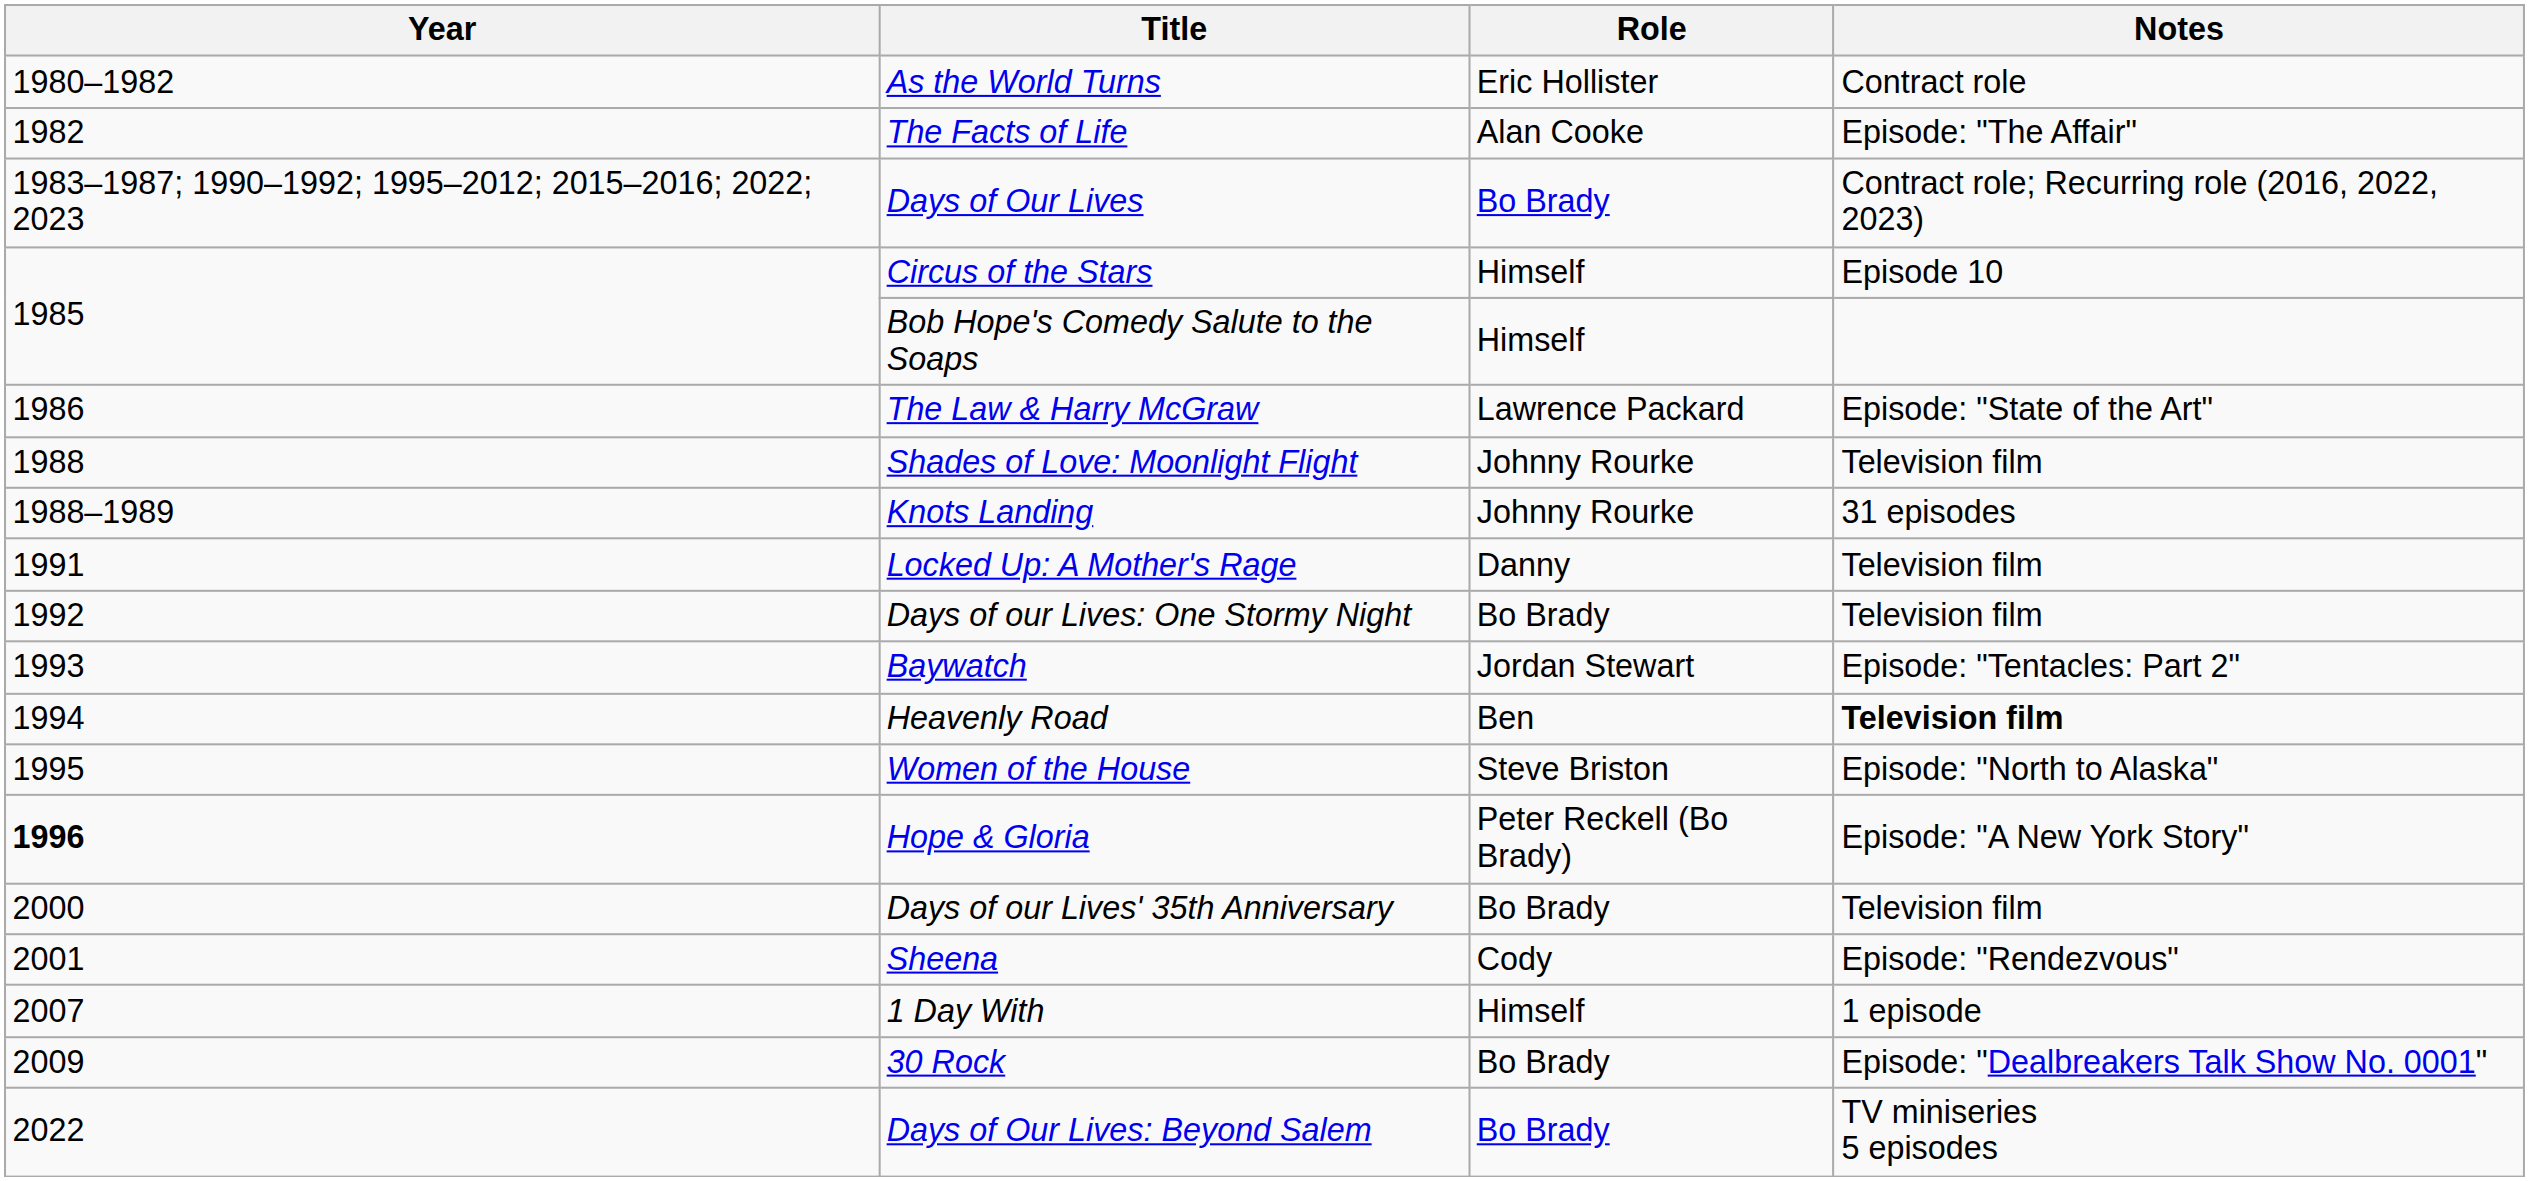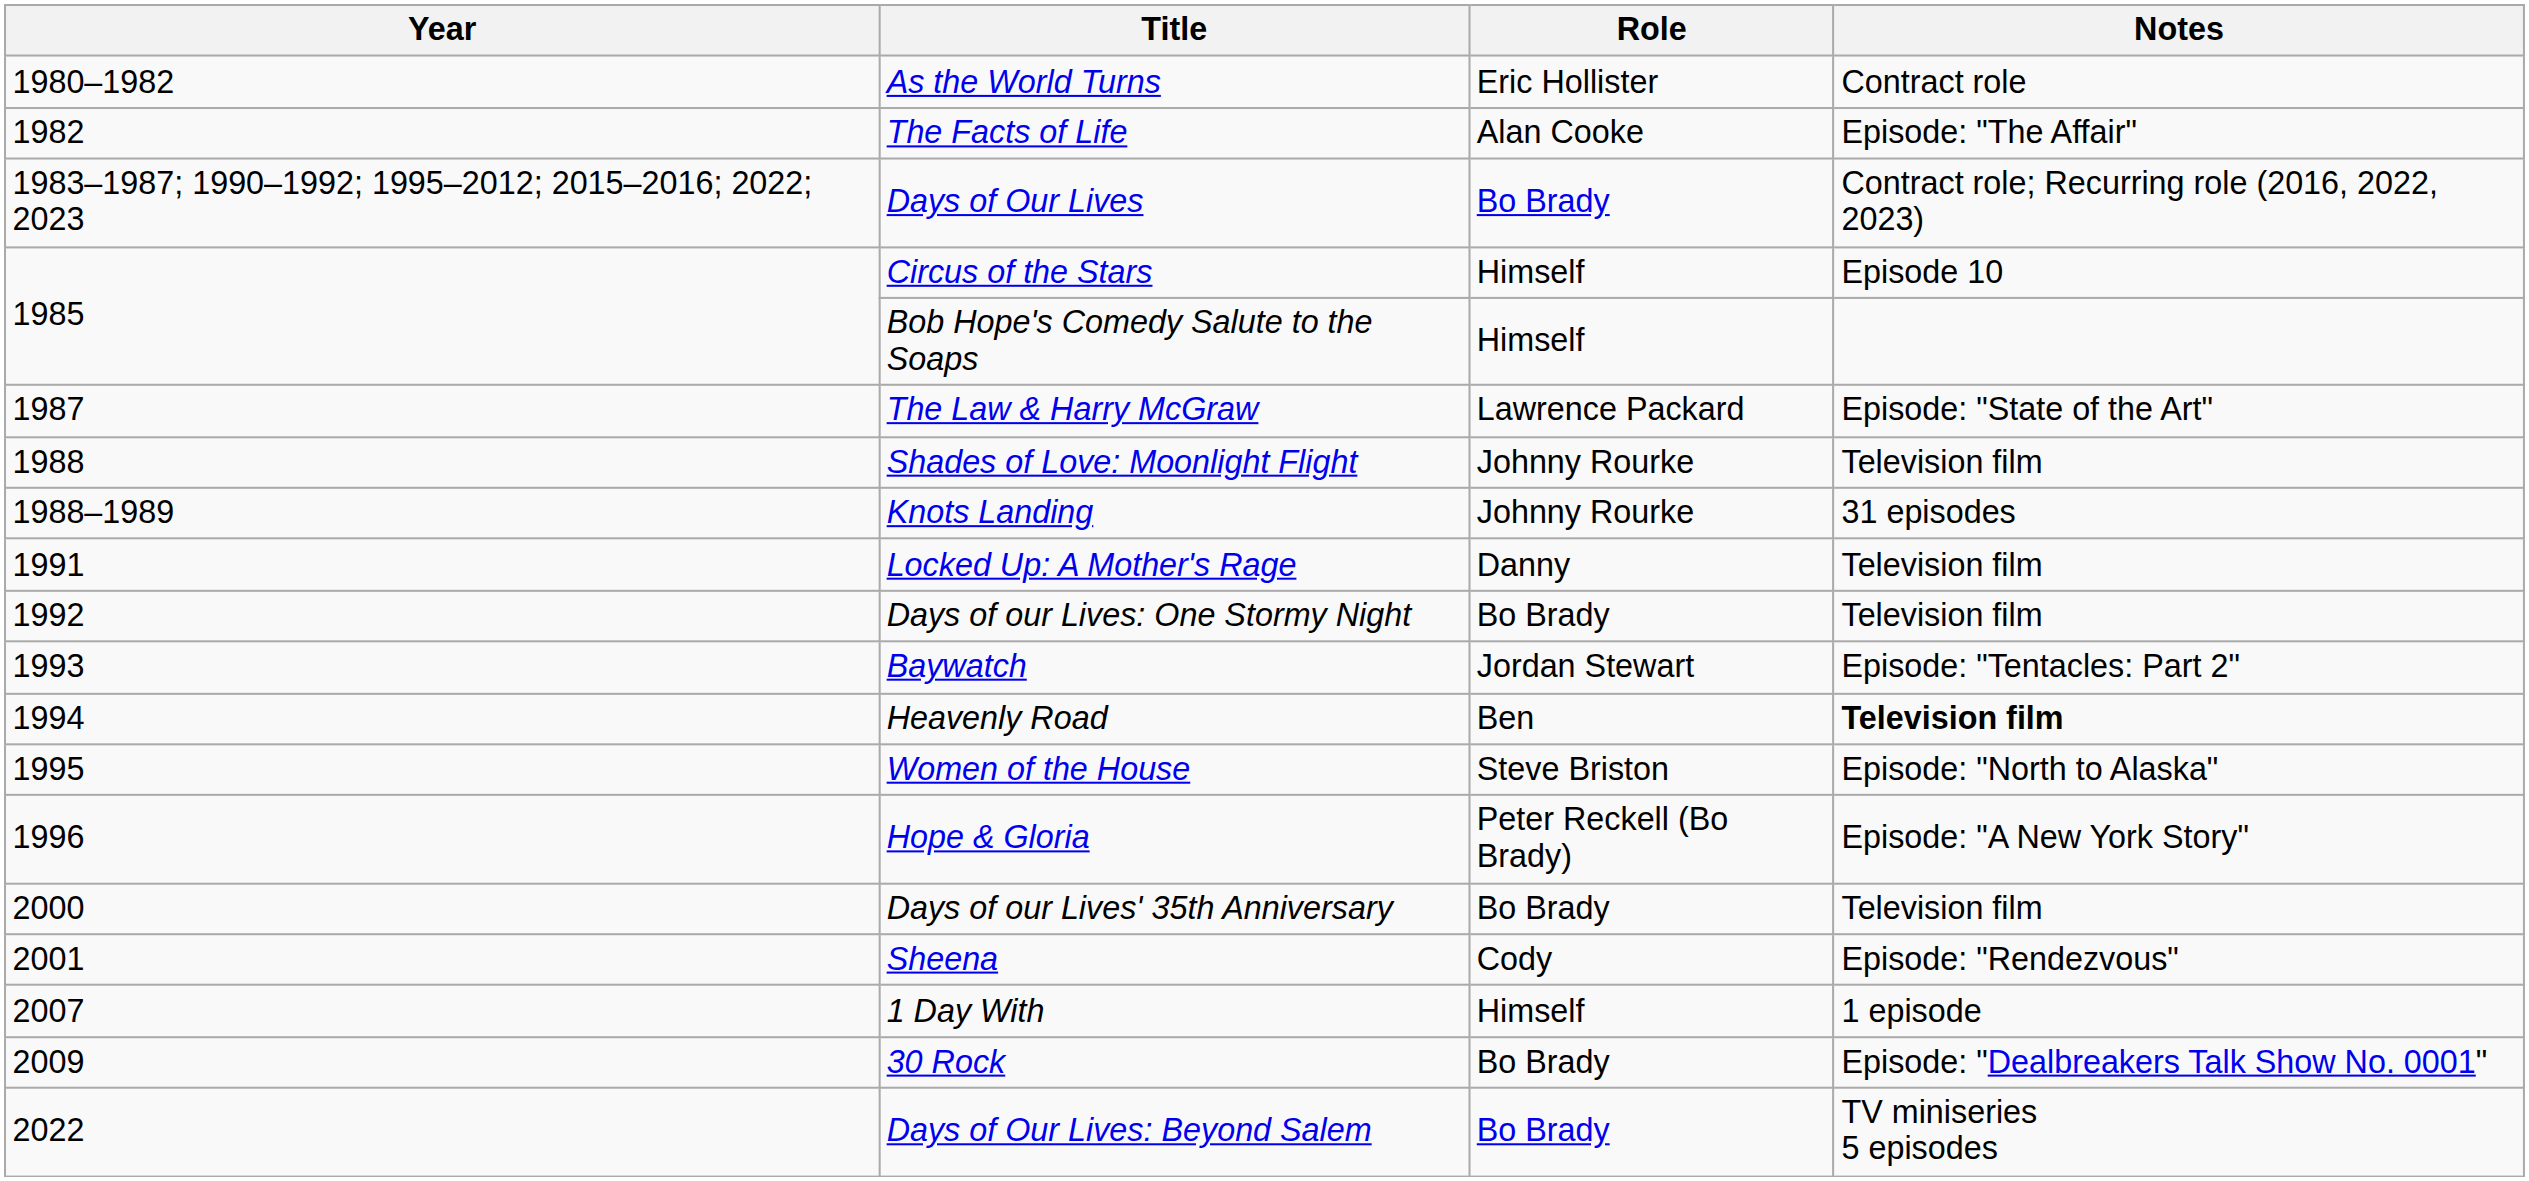(48, 410) 1986 -> (48, 410) 1987
(48, 838) bold -> (48, 838) normal
